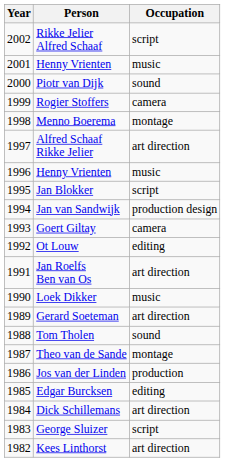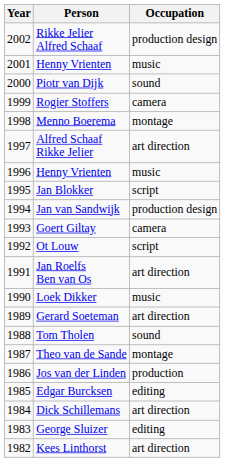(145, 39) script -> (175, 39) production design
(149, 247) editing -> (145, 247) script
(145, 429) script -> (149, 429) editing
